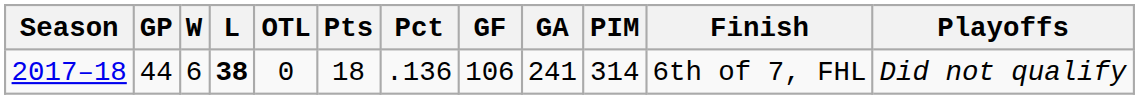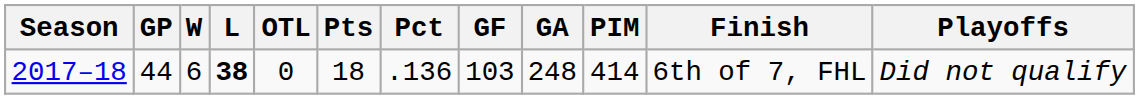(490, 72) 106 -> (490, 72) 103
(552, 72) 241 -> (552, 72) 248
(615, 72) 314 -> (615, 72) 414
